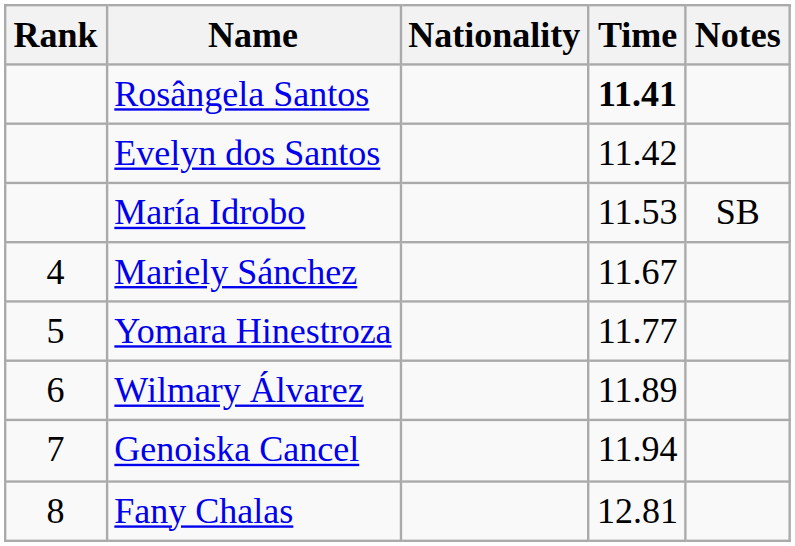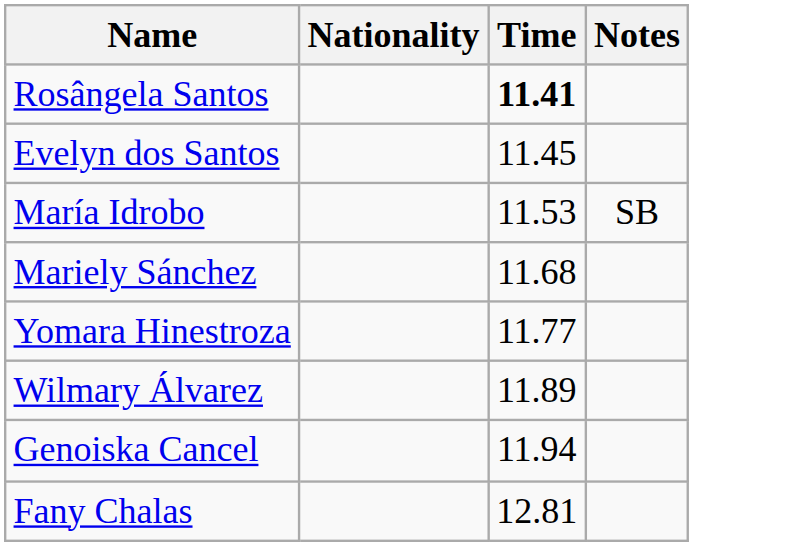- column: (56, 34)
(638, 153) 11.42 -> (537, 153) 11.45
(638, 271) 11.67 -> (537, 271) 11.68
